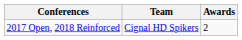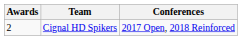columns swapped: (219, 12) <-> (63, 12)
